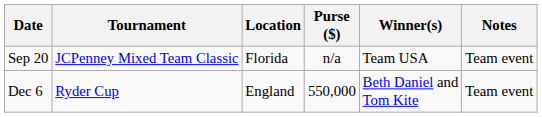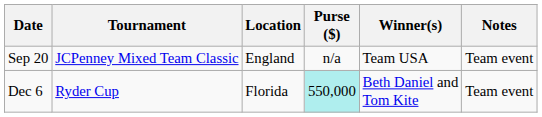(267, 58) Florida -> (270, 58) England
(270, 91) England -> (267, 91) Florida
(332, 91) no background -> (332, 91) paleturquoise background
